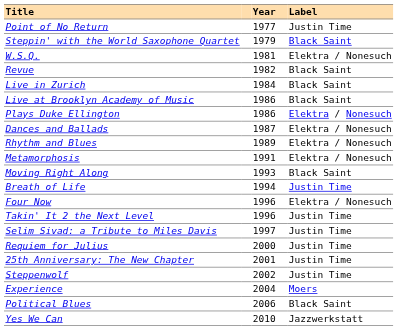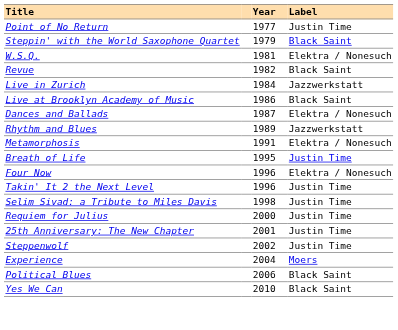(320, 85) Black Saint -> (326, 85) Jazzwerkstatt
- row: (63, 114)
(340, 143) Elektra / Nonesuch -> (326, 128) Jazzwerkstatt
- row: (57, 172)
(264, 187) 1994 -> (264, 158) 1995
(264, 231) 1997 -> (264, 201) 1998
(326, 318) Jazzwerkstatt -> (320, 289) Black Saint
